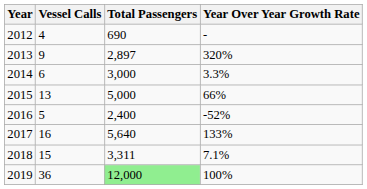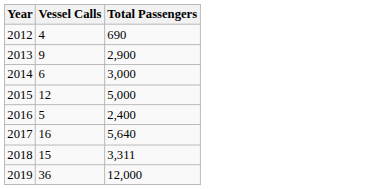- column: (281, 14)
(122, 54) 2,897 -> (122, 54) 2,900
(45, 94) 13 -> (45, 94) 12
(125, 174) lightgreen background -> (125, 174) no background
